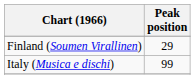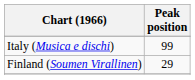rows swapped: (74, 45) <-> (61, 64)
